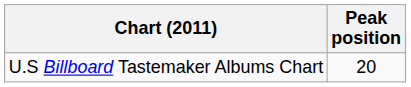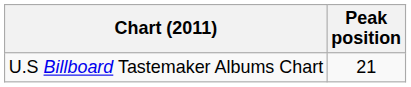(366, 67) 20 -> (366, 67) 21
